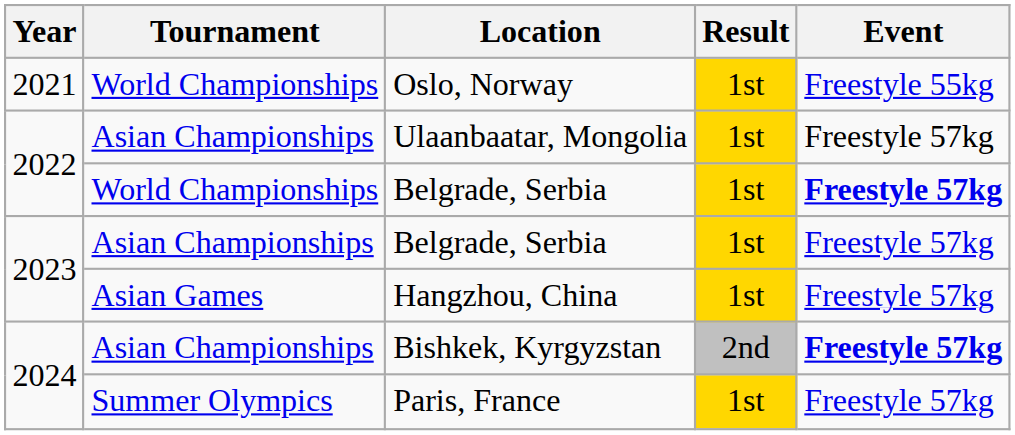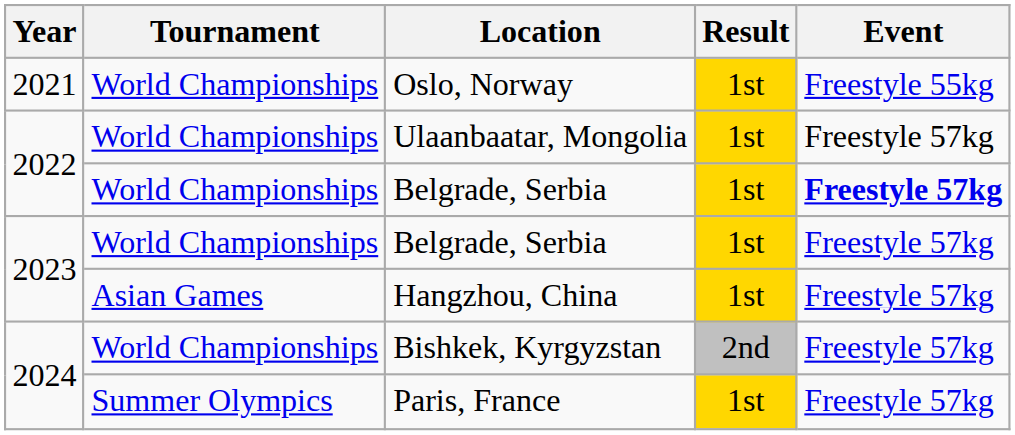(233, 136) Asian Championships -> (235, 136) World Championships
(233, 242) Asian Championships -> (235, 242) World Championships
(233, 348) Asian Championships -> (235, 348) World Championships
(903, 348) bold -> (899, 348) normal
